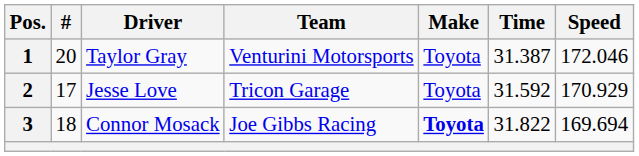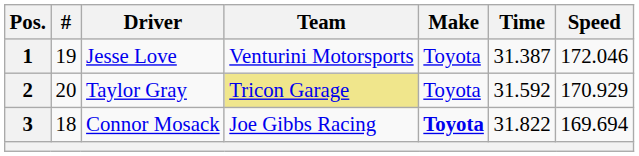(66, 56) 20 -> (66, 56) 19
(137, 56) Taylor Gray -> (131, 56) Jesse Love
(66, 90) 17 -> (66, 90) 20
(131, 90) Jesse Love -> (137, 90) Taylor Gray
(289, 90) no background -> (289, 90) khaki background
